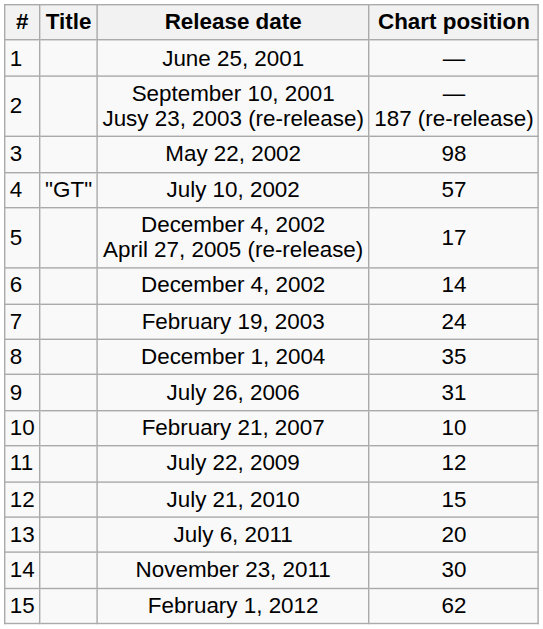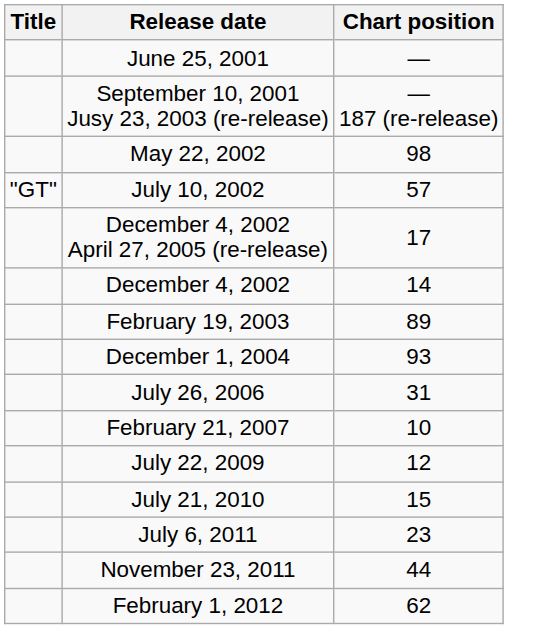- column: (22, 22)
(454, 321) 24 -> (419, 321) 89
(454, 356) 35 -> (419, 356) 93
(454, 534) 20 -> (419, 534) 23
(454, 570) 30 -> (419, 570) 44
